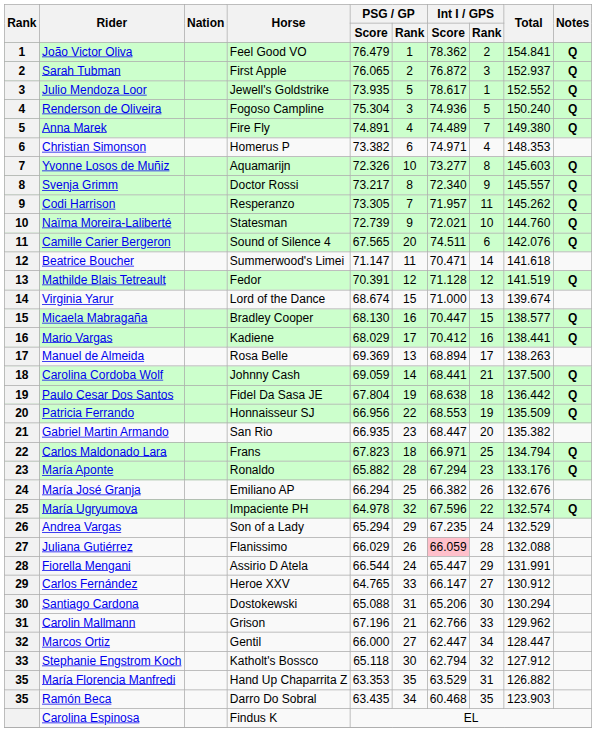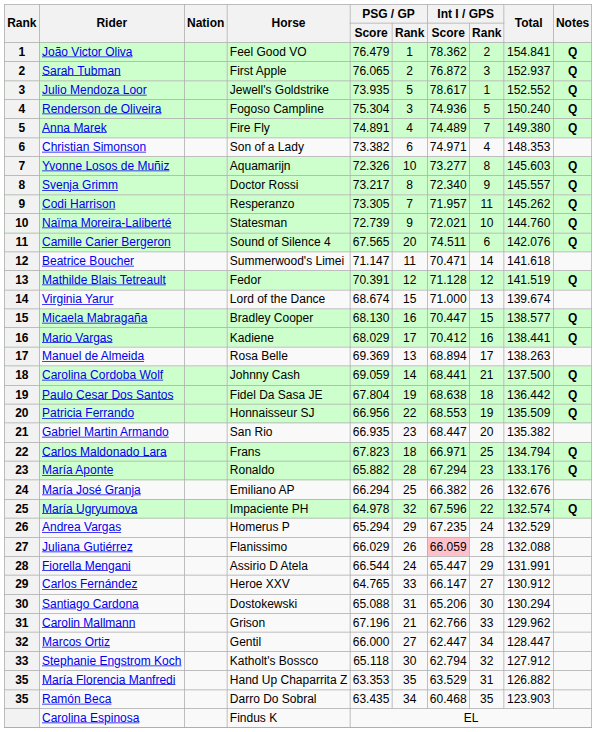(260, 147) Homerus P -> (267, 147) Son of a Lady
(267, 527) Son of a Lady -> (260, 527) Homerus P
